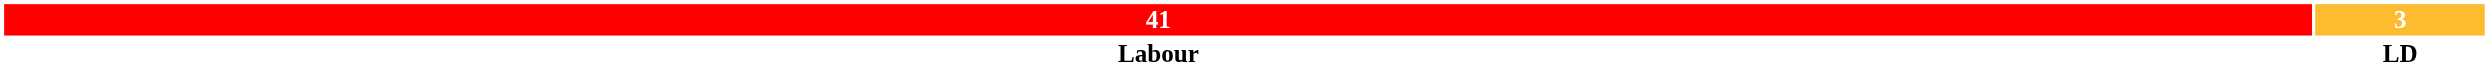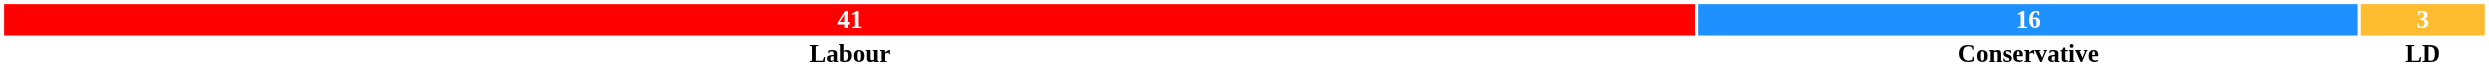+ column: (2028, 19)
